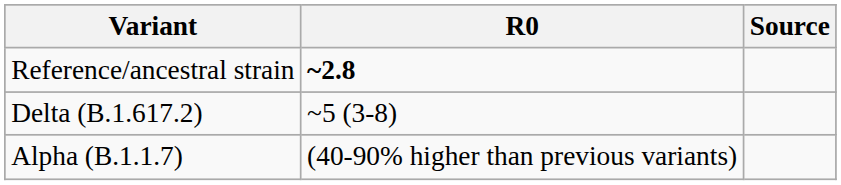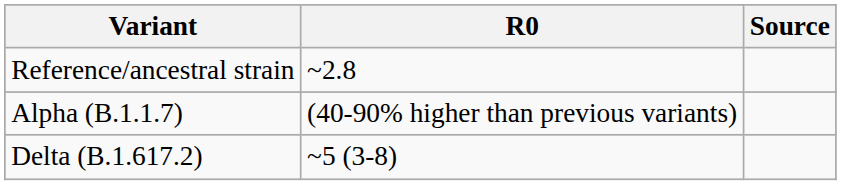(331, 69) bold -> (332, 69) normal
rows swapped: (97, 156) <-> (107, 112)
